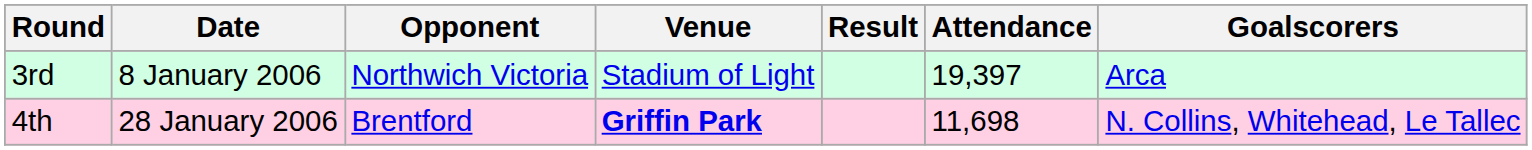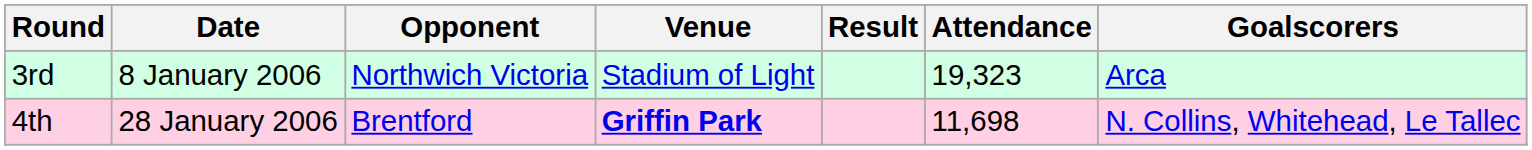(977, 74) 19,397 -> (977, 74) 19,323
